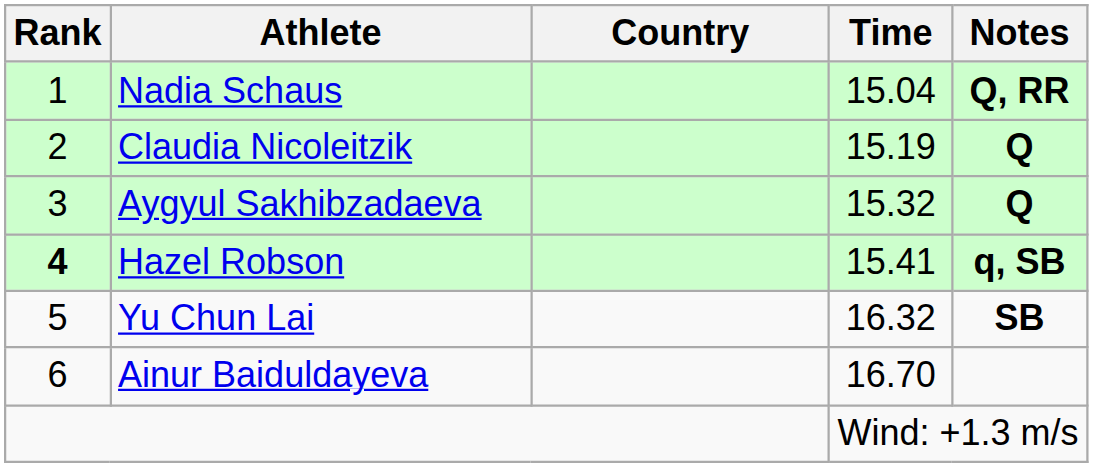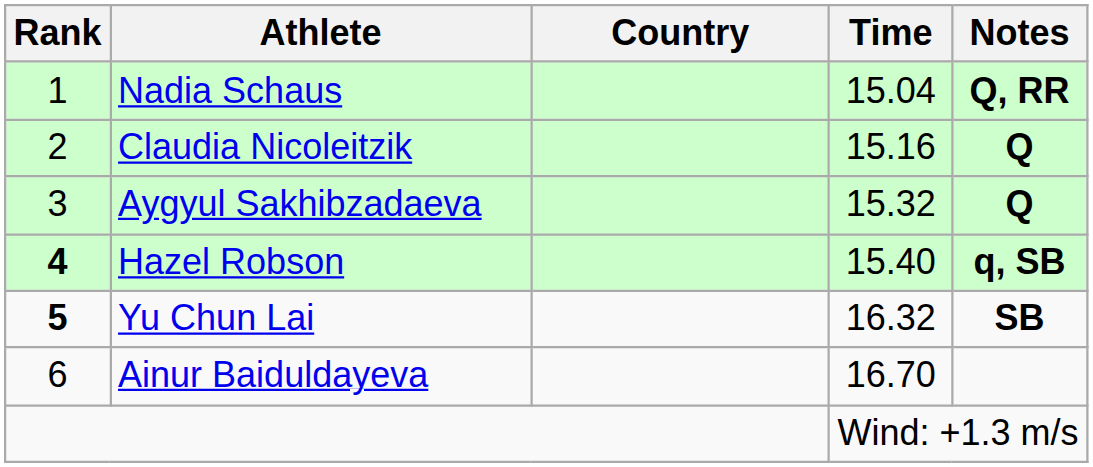(891, 147) 15.19 -> (891, 147) 15.16
(891, 261) 15.41 -> (891, 261) 15.40
(57, 318) normal -> (57, 318) bold
